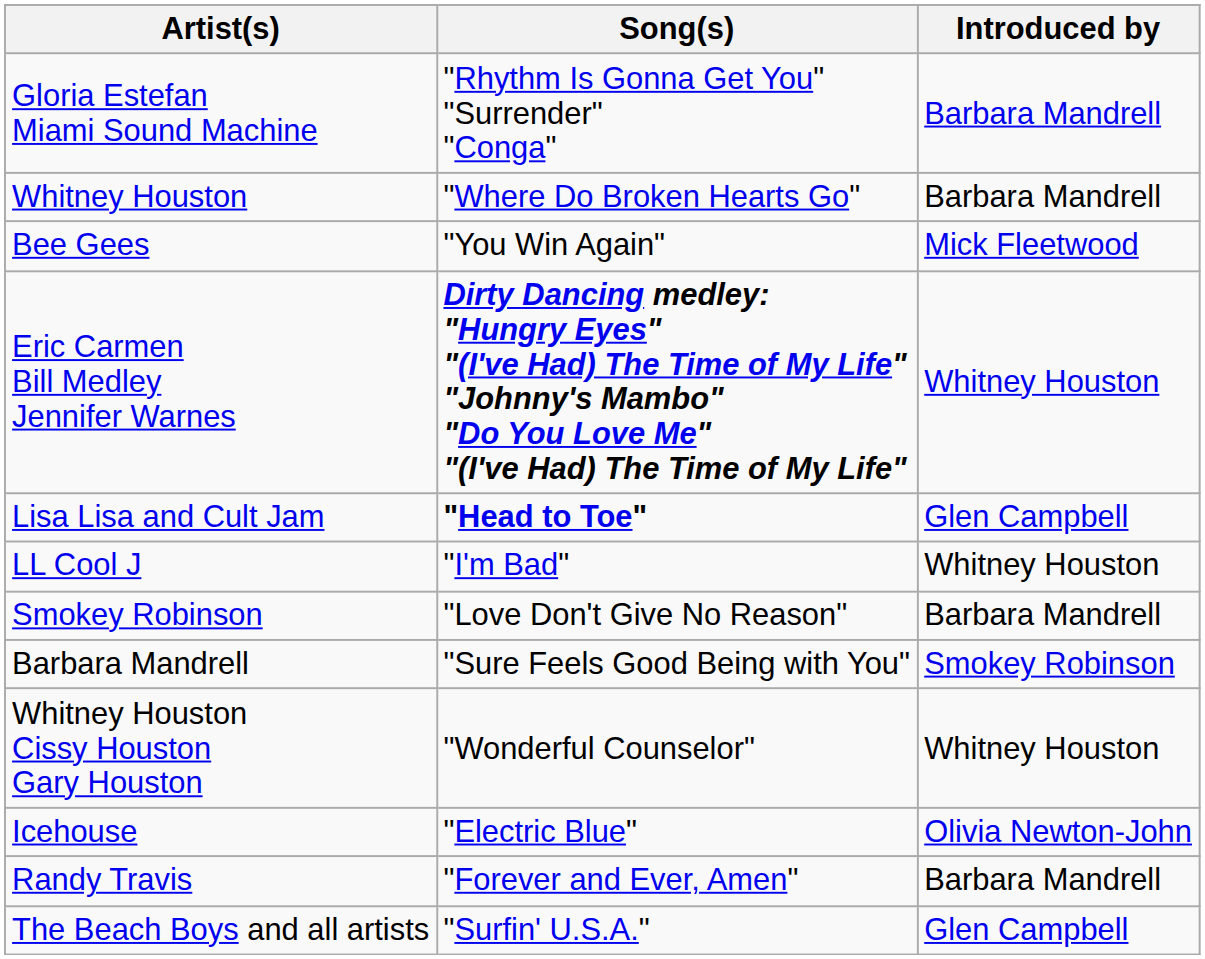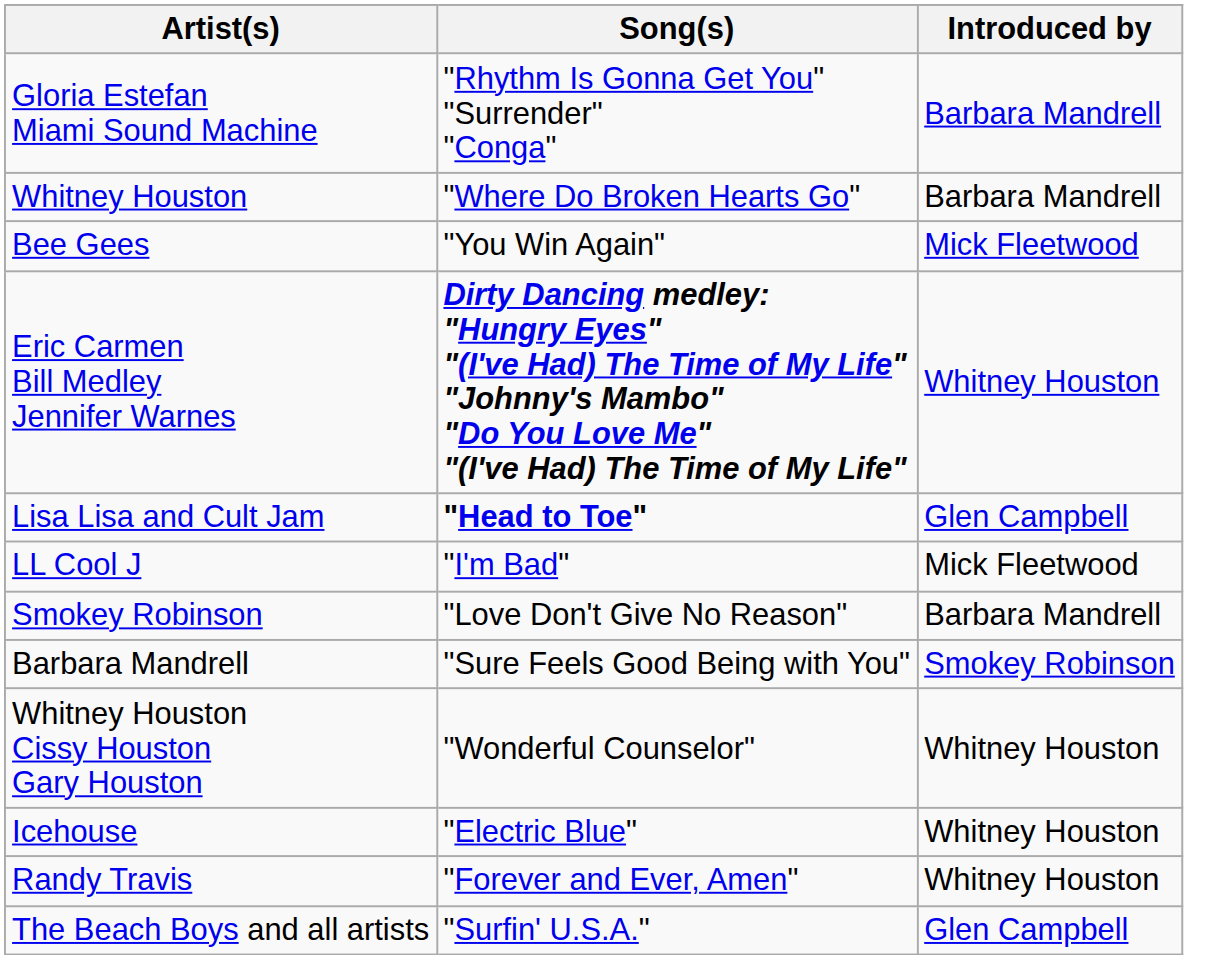(1042, 566) Whitney Houston -> (1031, 566) Mick Fleetwood
(1058, 831) Olivia Newton-John -> (1042, 831) Whitney Houston
(1043, 880) Barbara Mandrell -> (1042, 880) Whitney Houston
